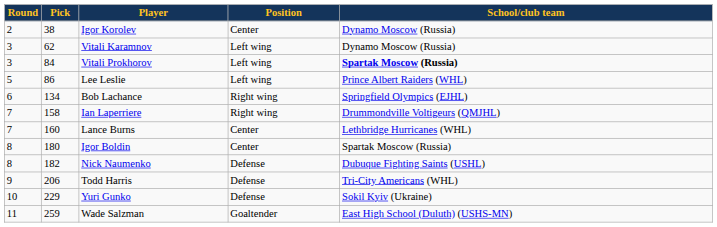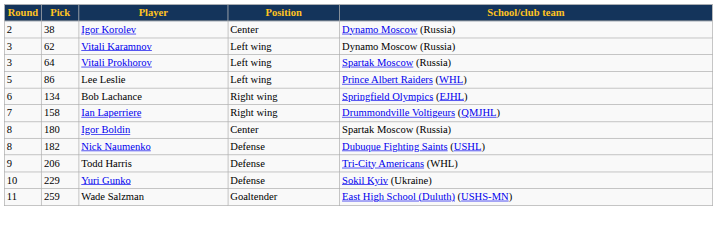(49, 63) 84 -> (49, 63) 64
(400, 63) bold -> (397, 63) normal
- row: (108, 130)
